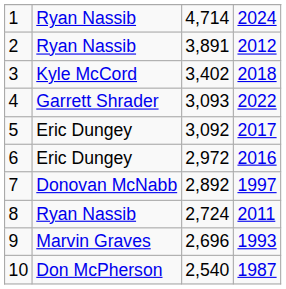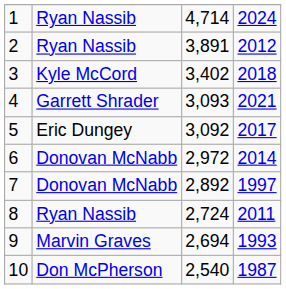(257, 102) 2022 -> (257, 102) 2021
(84, 158) Eric Dungey -> (107, 158) Donovan McNabb
(257, 158) 2016 -> (257, 158) 2014
(207, 241) 2,696 -> (207, 241) 2,694
